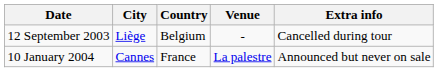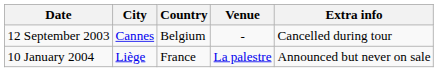(130, 35) Liège -> (135, 35) Cannes
(135, 56) Cannes -> (130, 56) Liège
